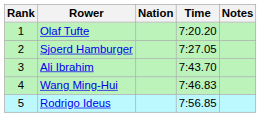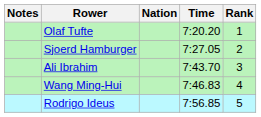columns swapped: (21, 13) <-> (238, 13)
